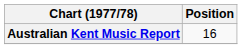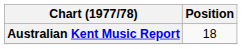(210, 33) 16 -> (210, 33) 18
